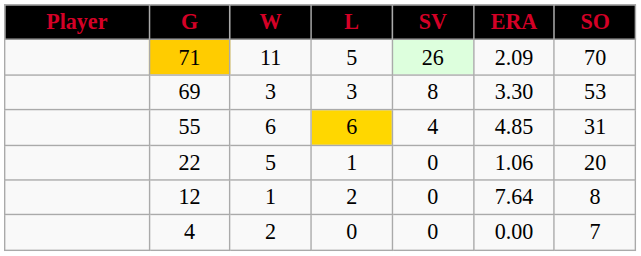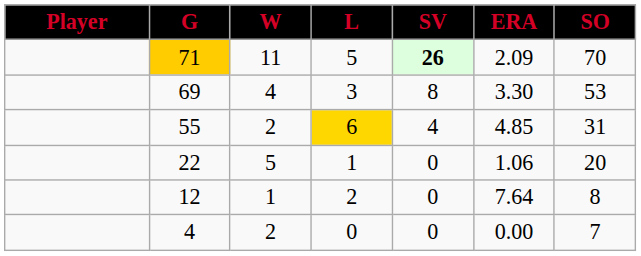(433, 57) normal -> (433, 57) bold
(271, 92) 3 -> (271, 92) 4
(271, 127) 6 -> (271, 127) 2
